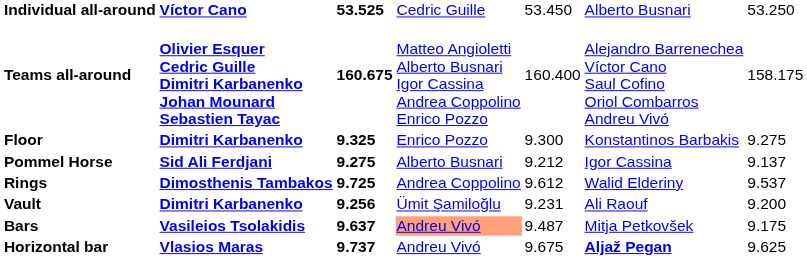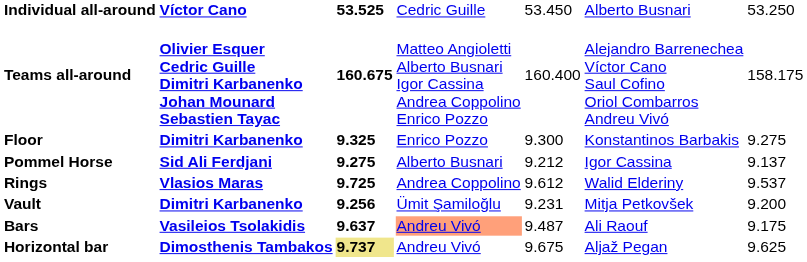(246, 183) Dimosthenis Tambakos -> (211, 183) Vlasios Maras
(616, 204) Ali Raouf -> (639, 204) Mitja Petkovšek
(639, 225) Mitja Petkovšek -> (616, 225) Ali Raouf
(211, 247) Vlasios Maras -> (246, 247) Dimosthenis Tambakos
(356, 247) no background -> (356, 247) khaki background
(628, 247) bold -> (626, 247) normal
